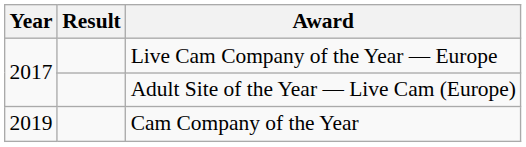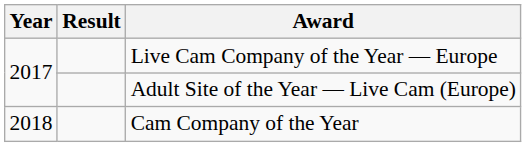(31, 123) 2019 -> (31, 123) 2018
